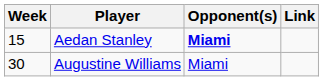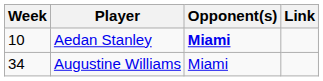(16, 40) 15 -> (16, 40) 10
(16, 64) 30 -> (16, 64) 34
